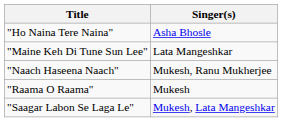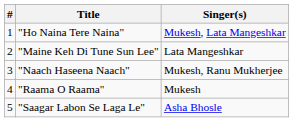+ column: (10, 14)
(182, 32) Asha Bhosle -> (225, 32) Mukesh, Lata Mangeshkar
(214, 108) Mukesh, Lata Mangeshkar -> (193, 108) Asha Bhosle
